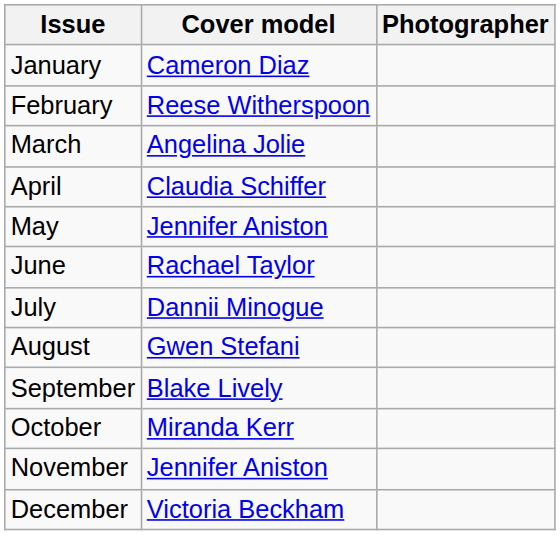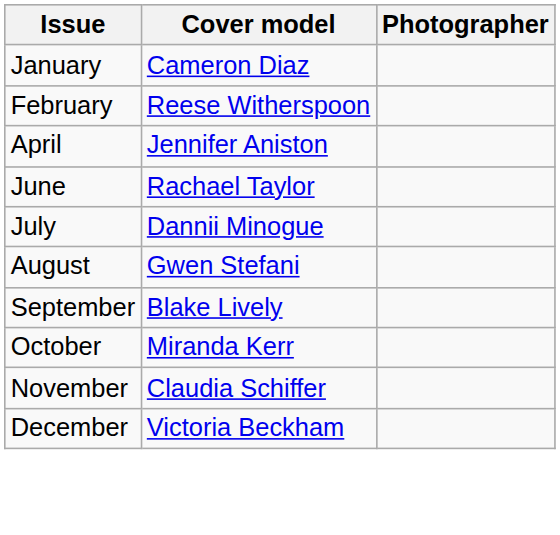- row: (46, 145)
(236, 186) Claudia Schiffer -> (237, 145) Jennifer Aniston
- row: (35, 226)
(237, 468) Jennifer Aniston -> (236, 387) Claudia Schiffer
